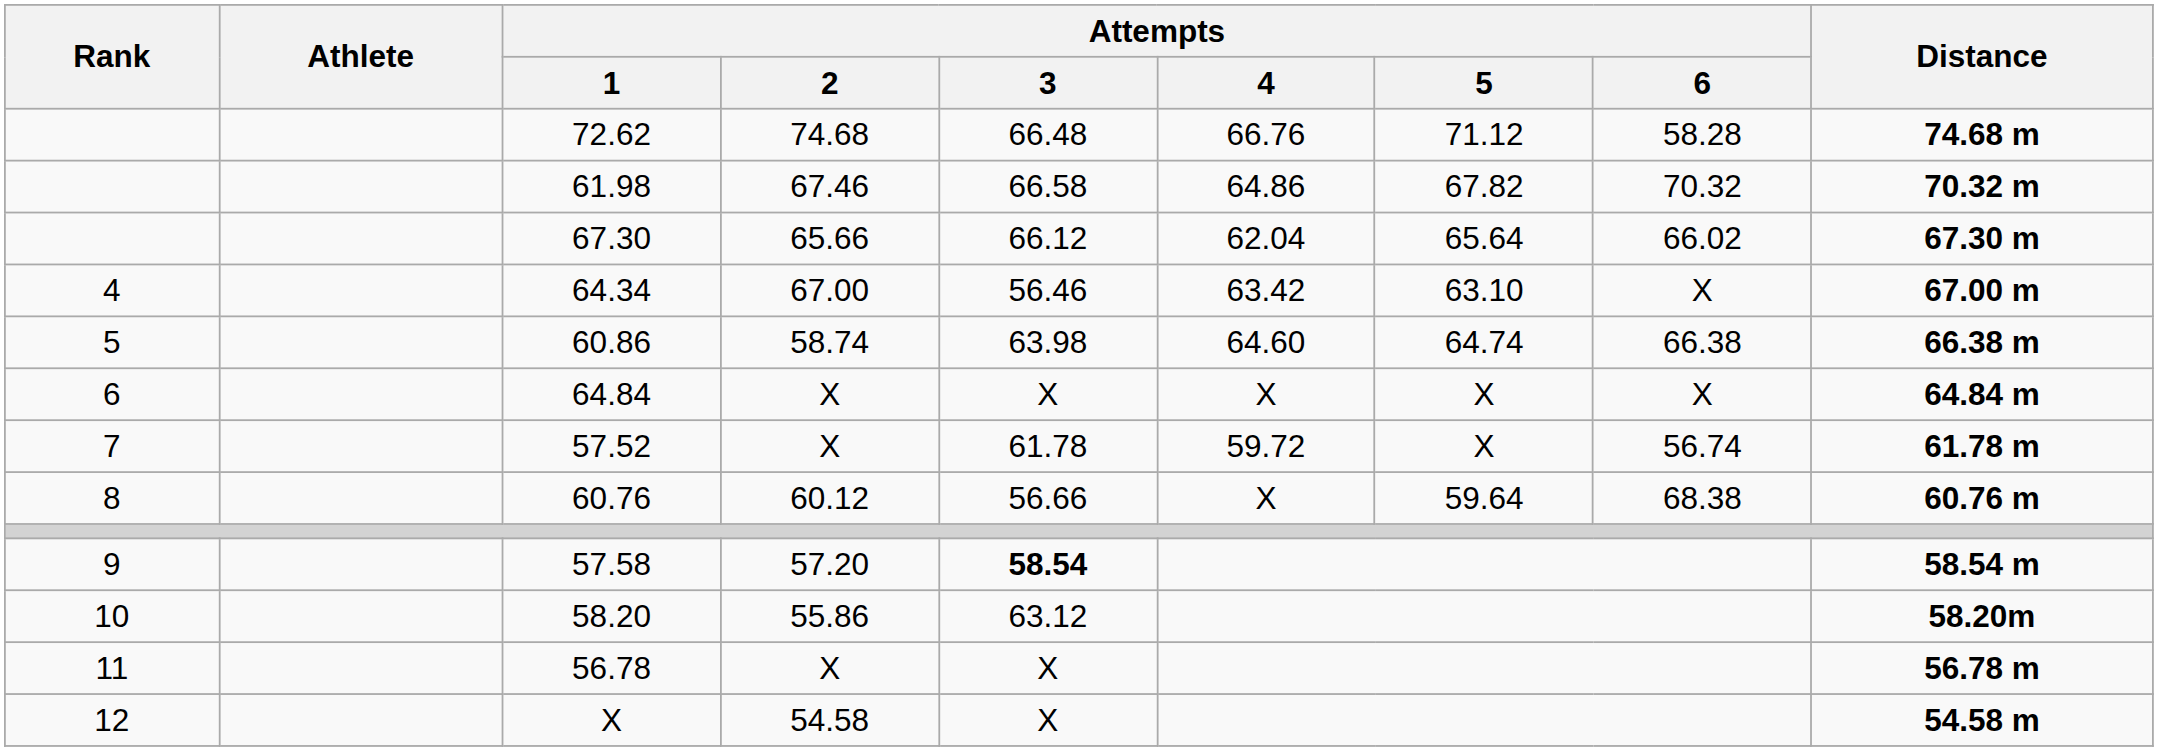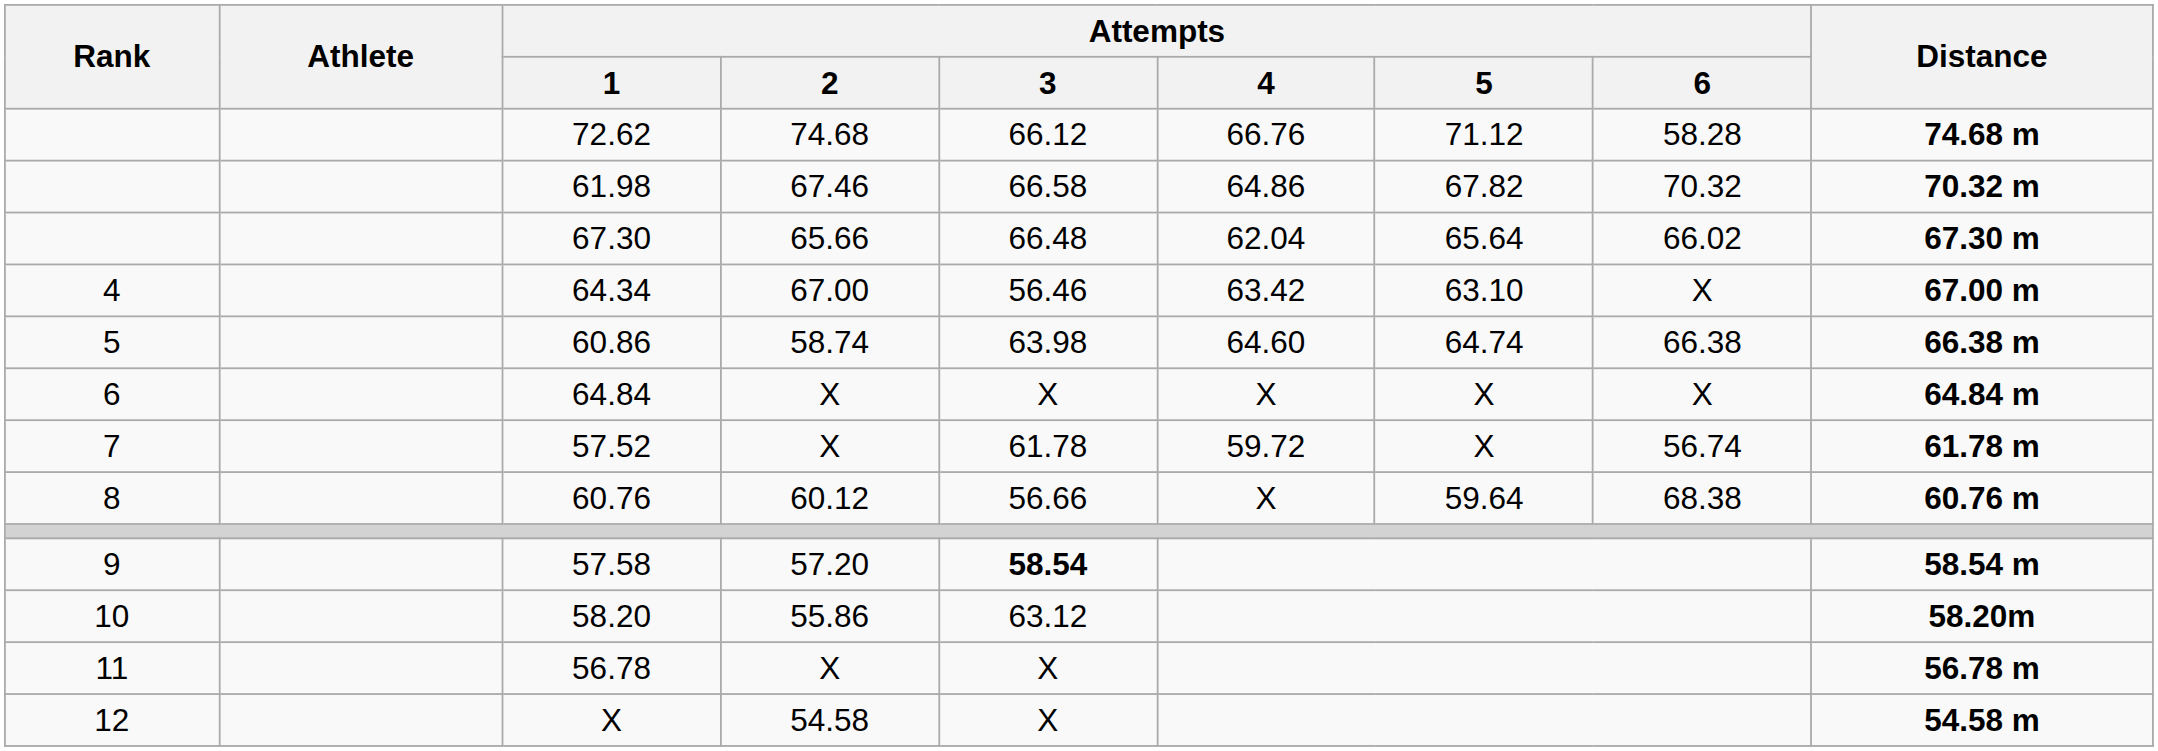(1048, 134) 66.48 -> (1048, 134) 66.12
(1048, 237) 66.12 -> (1048, 237) 66.48
